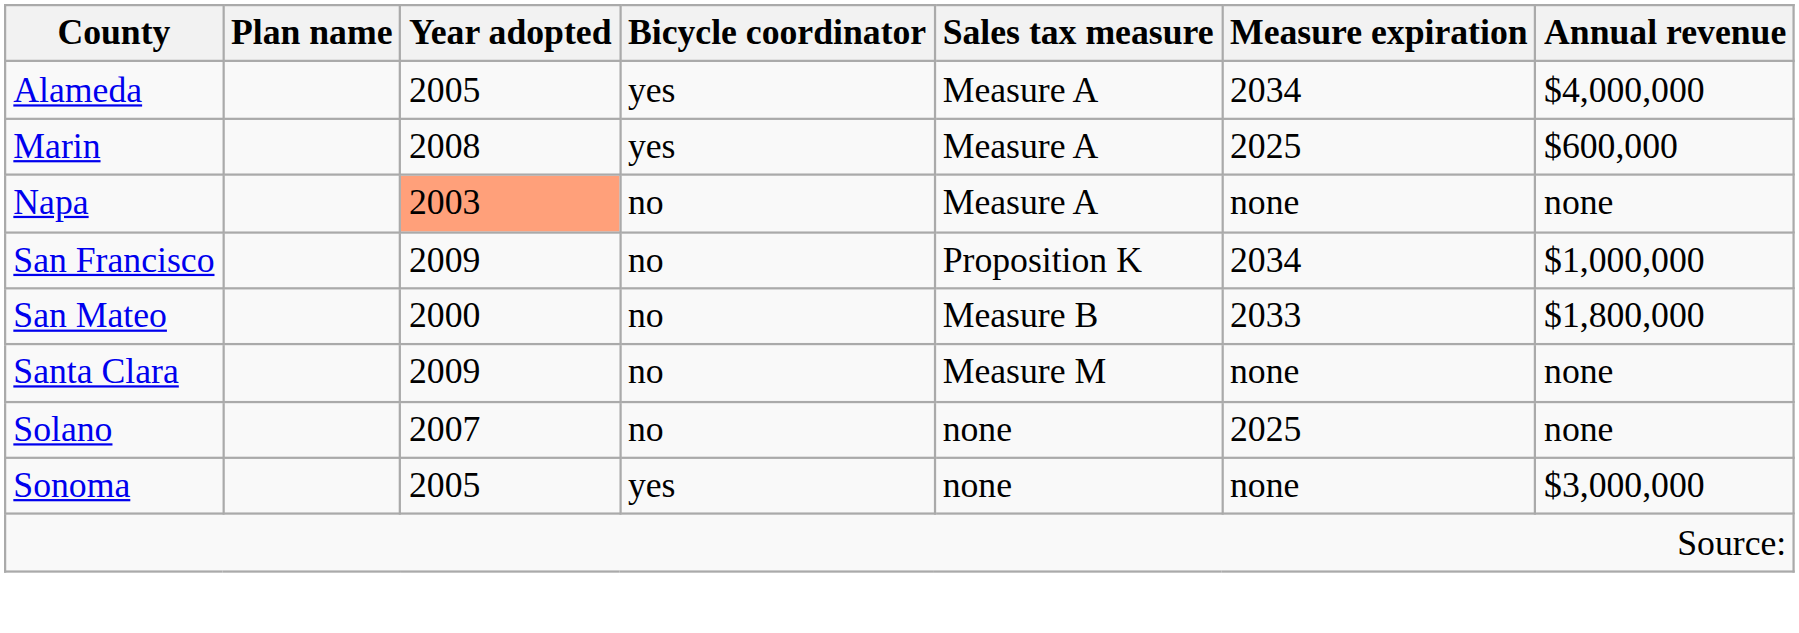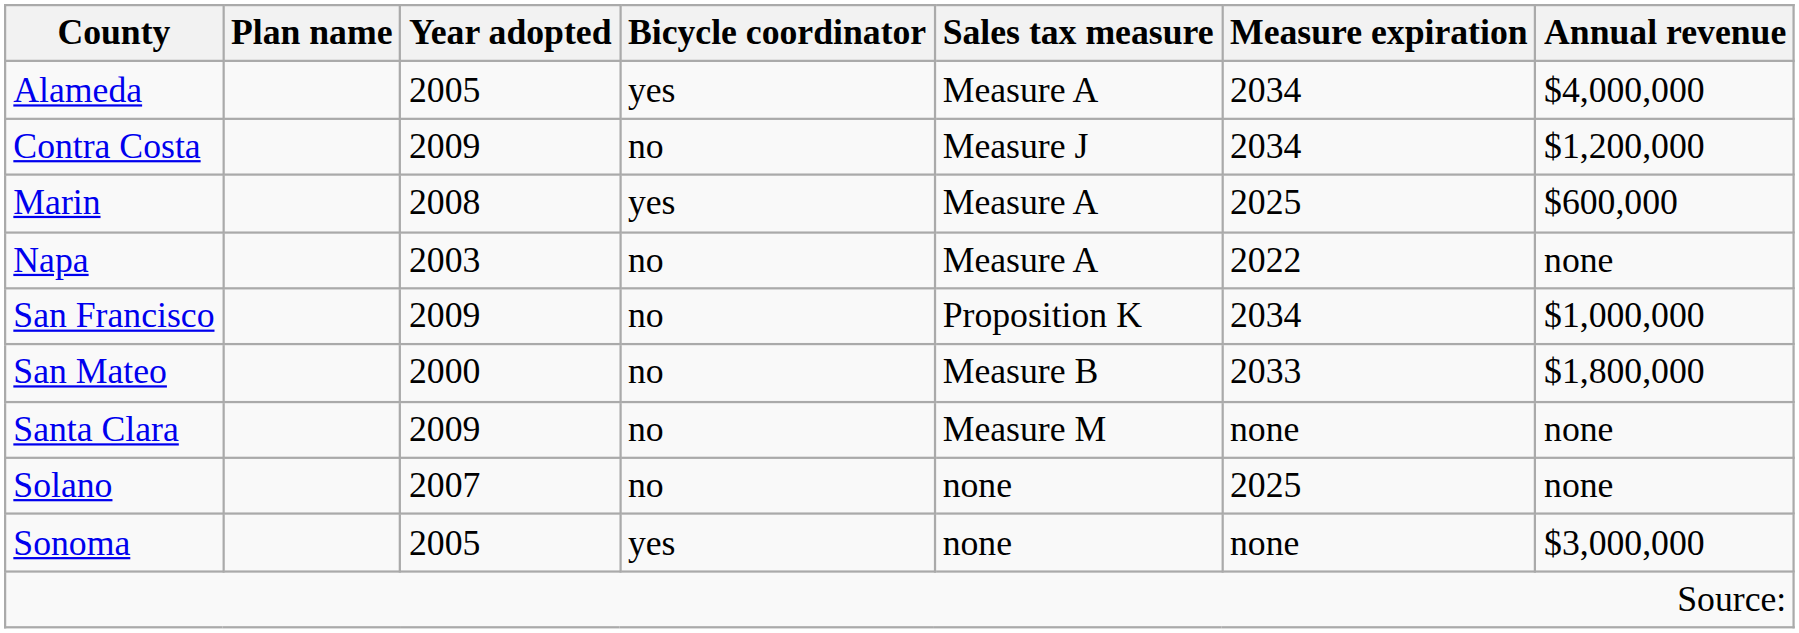+ row: (107, 145)
(445, 202) lightsalmon background -> (445, 259) no background
(1265, 202) none -> (1266, 259) 2022
